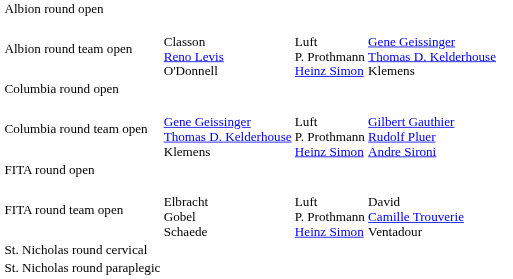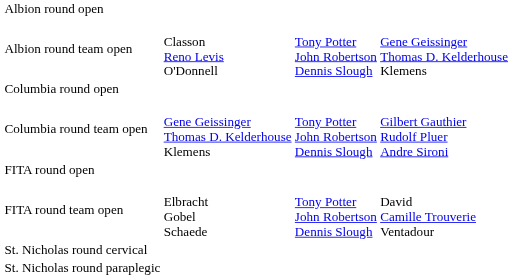(330, 56) Luft P. Prothmann Heinz Simon -> (336, 56) Tony Potter John Robertson Dennis Slough
(330, 136) Luft P. Prothmann Heinz Simon -> (336, 136) Tony Potter John Robertson Dennis Slough
(330, 217) Luft P. Prothmann Heinz Simon -> (336, 217) Tony Potter John Robertson Dennis Slough
